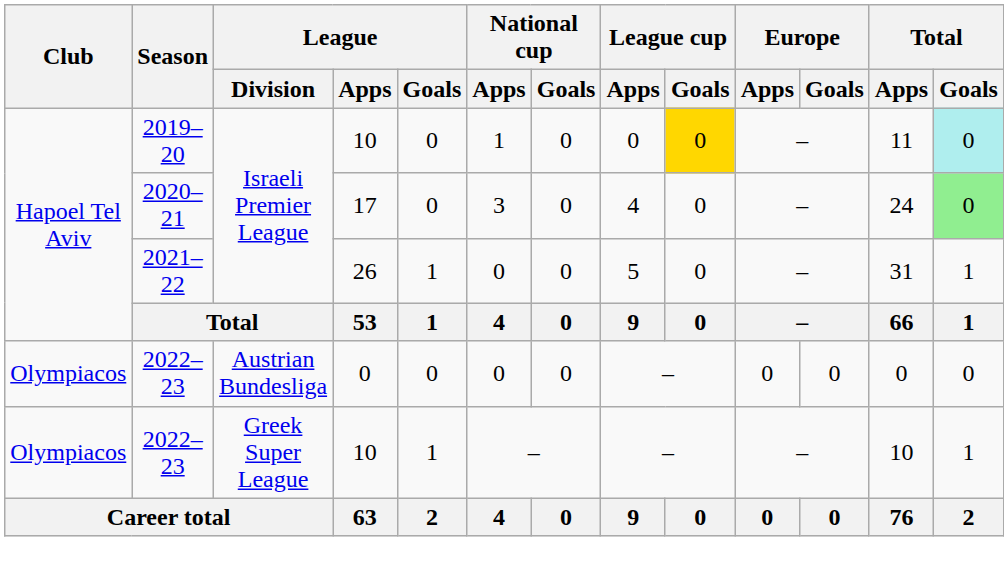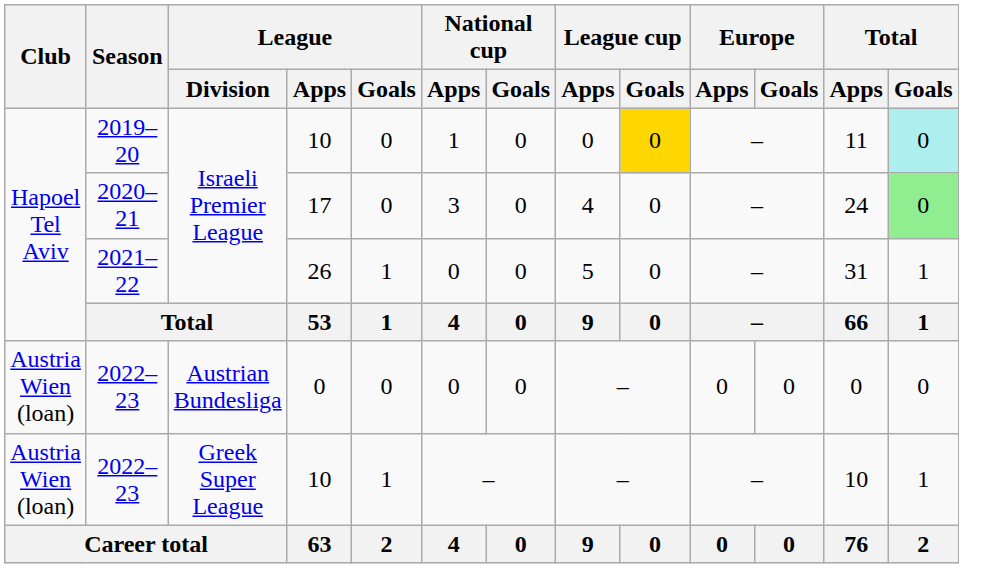(68, 373) Olympiacos -> (46, 386) Austria Wien (loan)
(68, 451) Olympiacos -> (46, 478) Austria Wien (loan)
